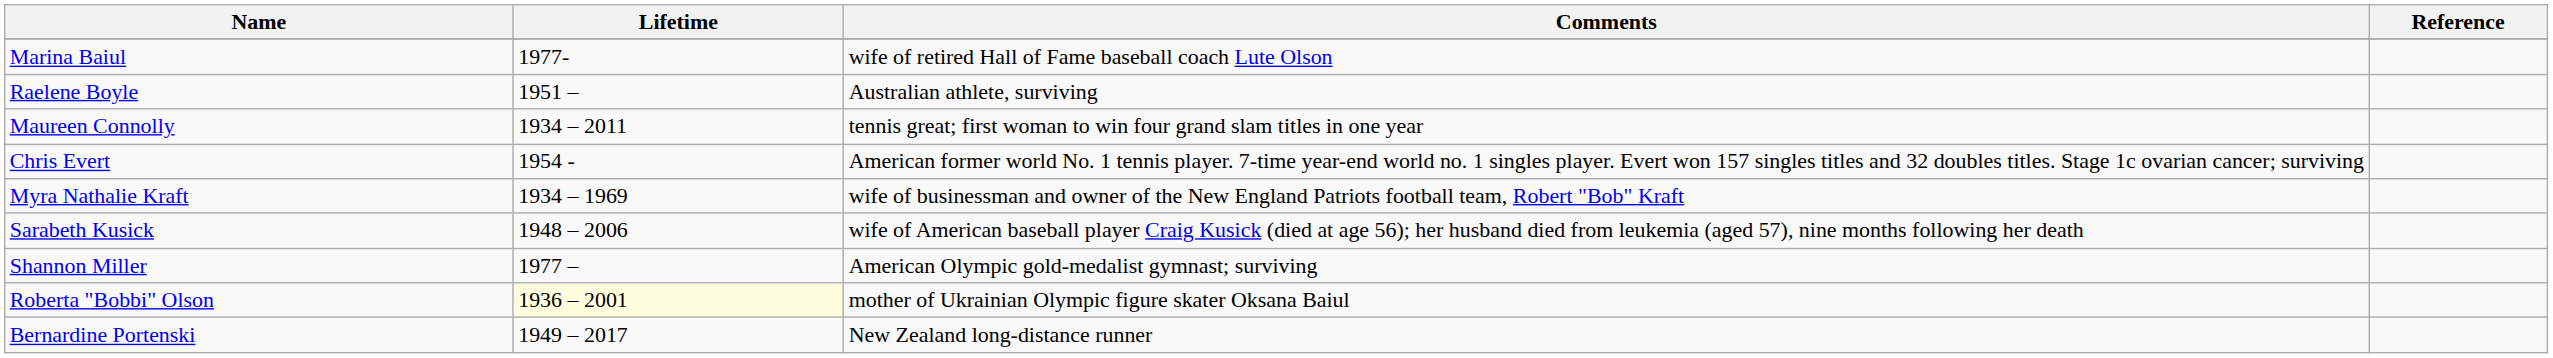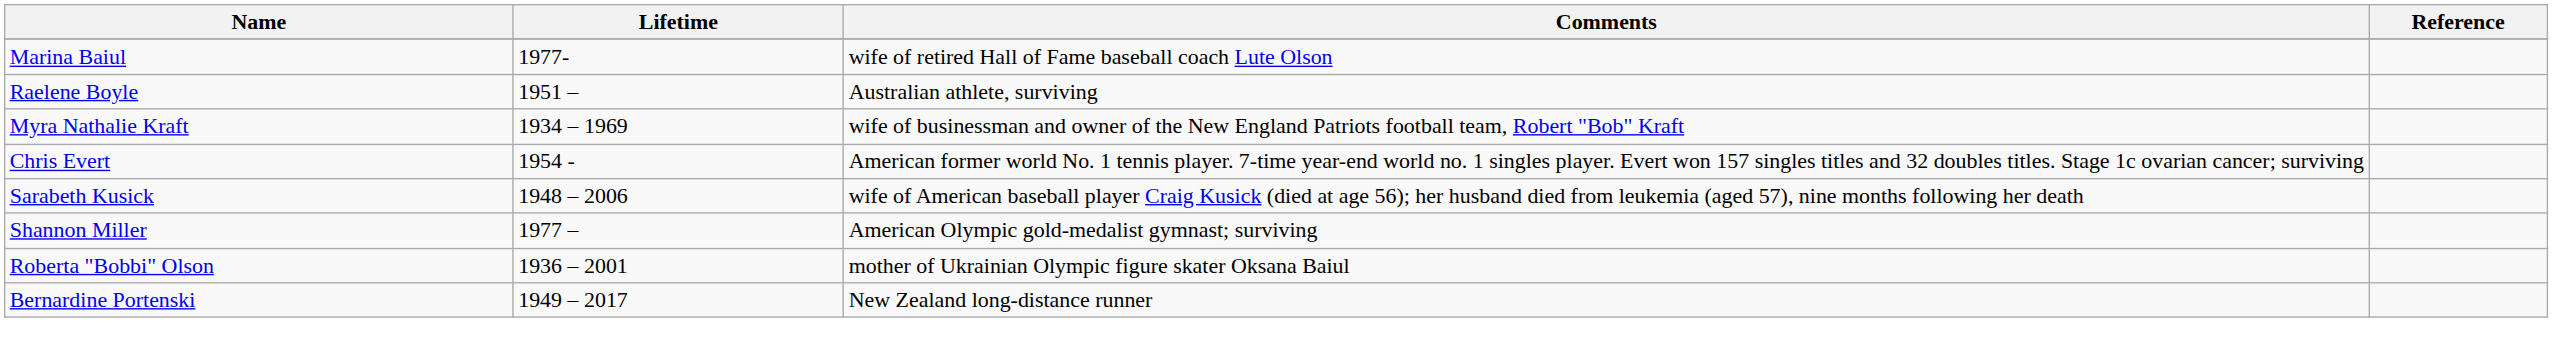- row: (92, 126)
rows swapped: (60, 160) <-> (99, 195)
(573, 299) lightyellow background -> (573, 265) no background
